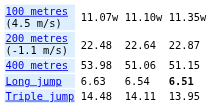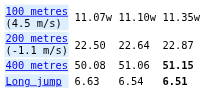(96, 45) 22.48 -> (90, 45) 22.50
(96, 66) 53.98 -> (90, 66) 50.08
(184, 66) normal -> (178, 66) bold
- row: (40, 96)
